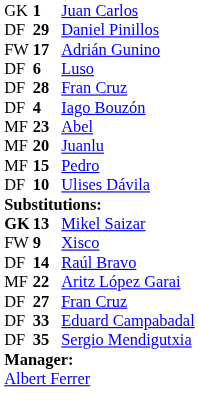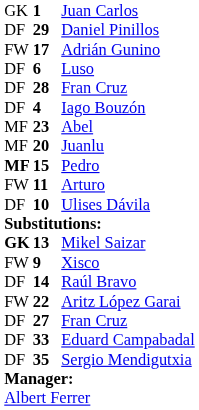(16, 165) normal -> (17, 165) bold
+ row: (40, 185)
(16, 281) MF -> (17, 301) FW
